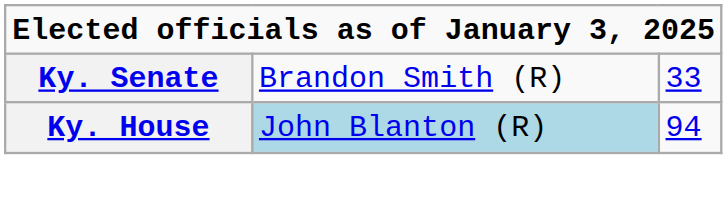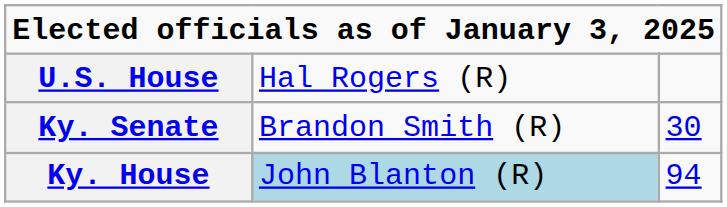+ row: (128, 79)
(684, 79) 33 -> (684, 128) 30
